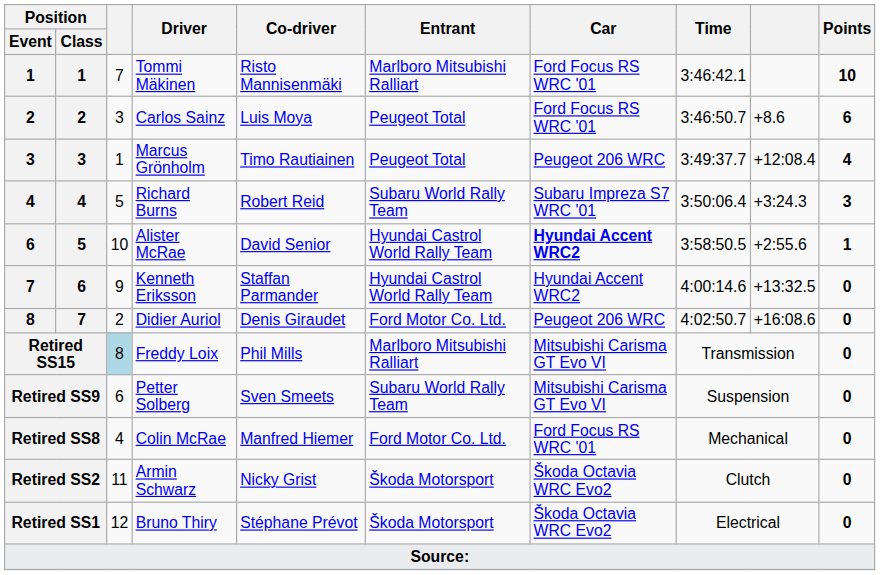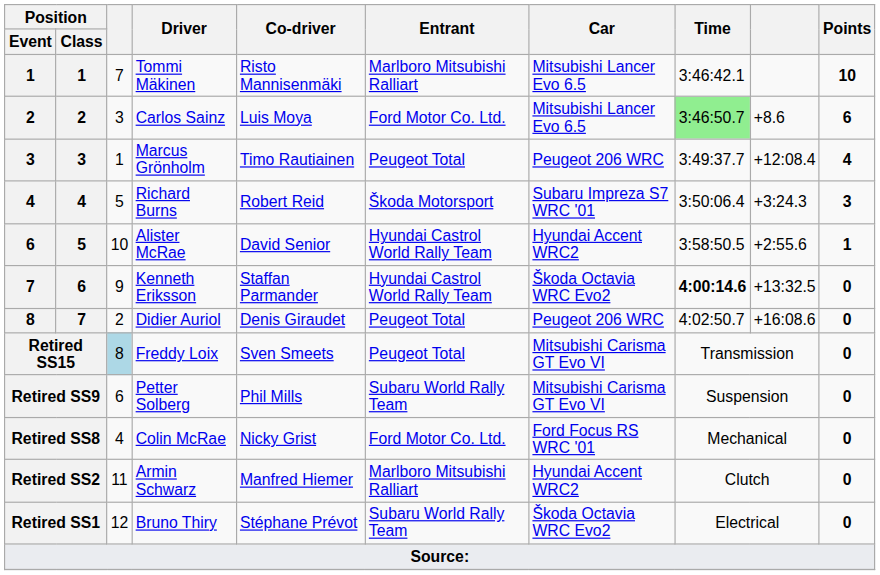(587, 75) Ford Focus RS WRC '01 -> (594, 75) Mitsubishi Lancer Evo 6.5
(417, 117) Peugeot Total -> (437, 117) Ford Motor Co. Ltd.
(587, 117) Ford Focus RS WRC '01 -> (594, 117) Mitsubishi Lancer Evo 6.5
(713, 117) no background -> (712, 117) lightgreen background
(437, 202) Subaru World Rally Team -> (431, 202) Škoda Motorsport
(593, 244) bold -> (587, 244) normal
(588, 286) Hyundai Accent WRC2 -> (584, 286) Škoda Octavia WRC Evo2
(713, 286) normal -> (713, 286) bold
(438, 320) Ford Motor Co. Ltd. -> (417, 320) Peugeot Total
(271, 354) Phil Mills -> (287, 354) Sven Smeets
(438, 354) Marlboro Mitsubishi Ralliart -> (417, 354) Peugeot Total
(287, 396) Sven Smeets -> (271, 396) Phil Mills
(297, 438) Manfred Hiemer -> (278, 438) Nicky Grist
(278, 480) Nicky Grist -> (296, 480) Manfred Hiemer
(432, 480) Škoda Motorsport -> (437, 480) Marlboro Mitsubishi Ralliart
(585, 480) Škoda Octavia WRC Evo2 -> (587, 480) Hyundai Accent WRC2
(432, 523) Škoda Motorsport -> (437, 523) Subaru World Rally Team
